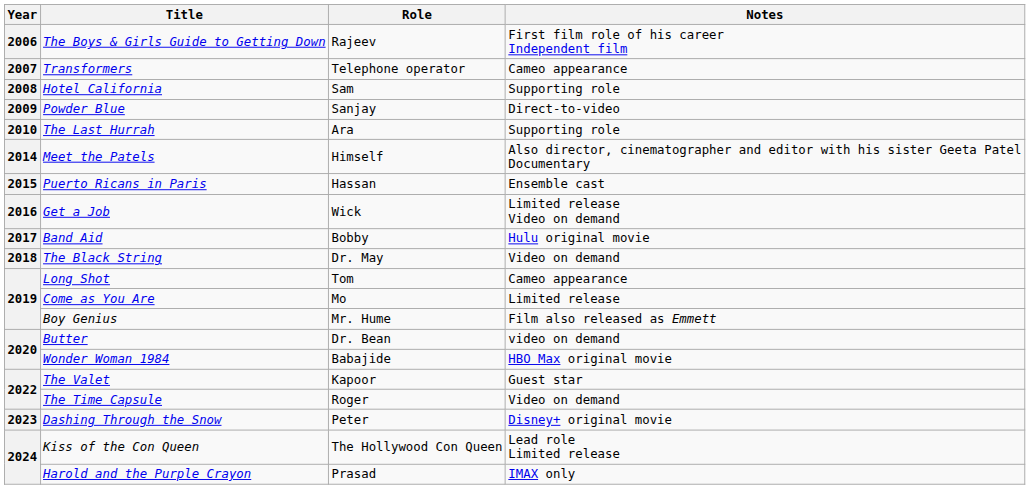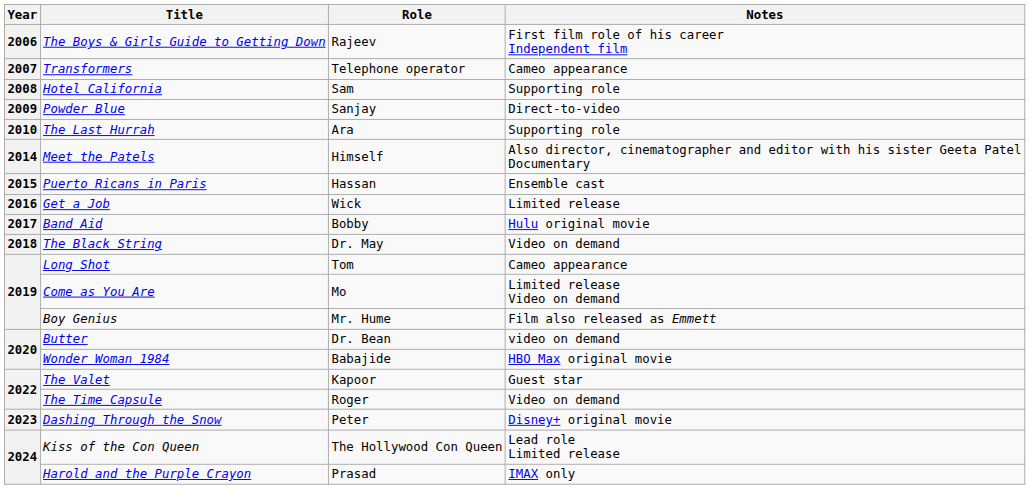(564, 211) Limited release Video on demand -> (564, 204) Limited release
(564, 299) Limited release -> (564, 292) Limited release Video on demand
